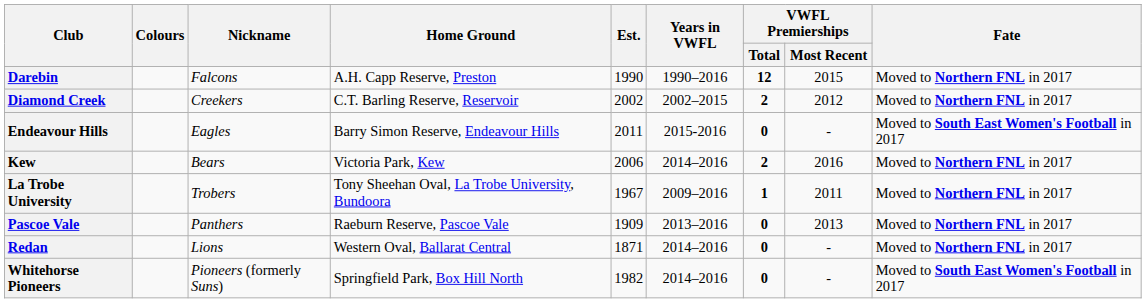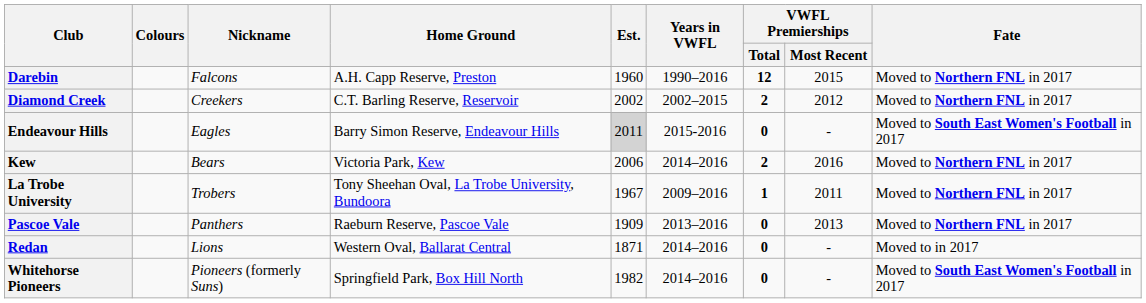(629, 77) 1990 -> (629, 77) 1960
(629, 131) no background -> (629, 131) lightgrey background
(974, 247) Moved to Northern FNL in 2017 -> (927, 247) Moved to in 2017
